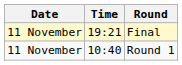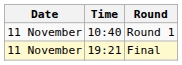rows swapped: (151, 51) <-> (144, 32)
